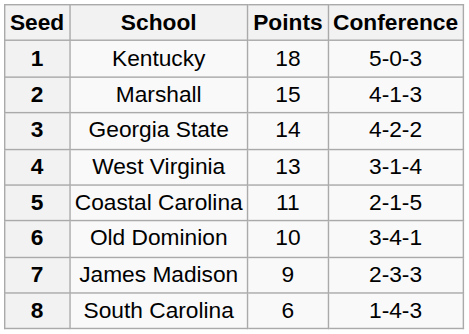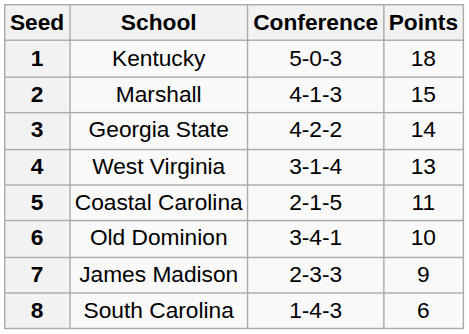columns swapped: (396, 22) <-> (288, 22)
